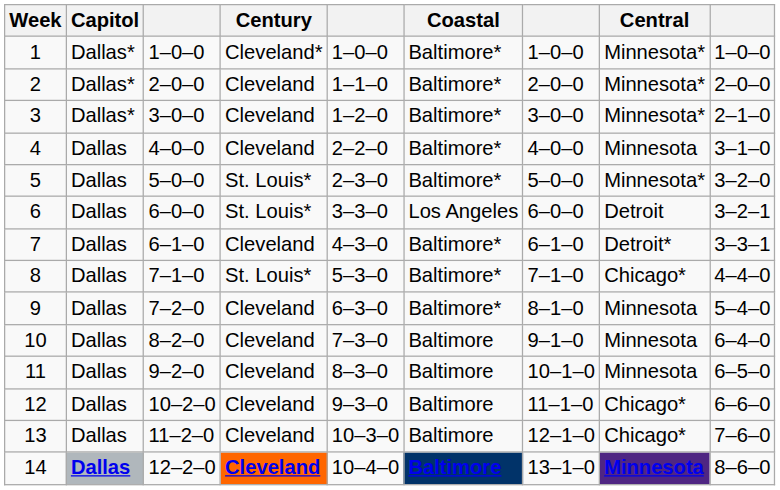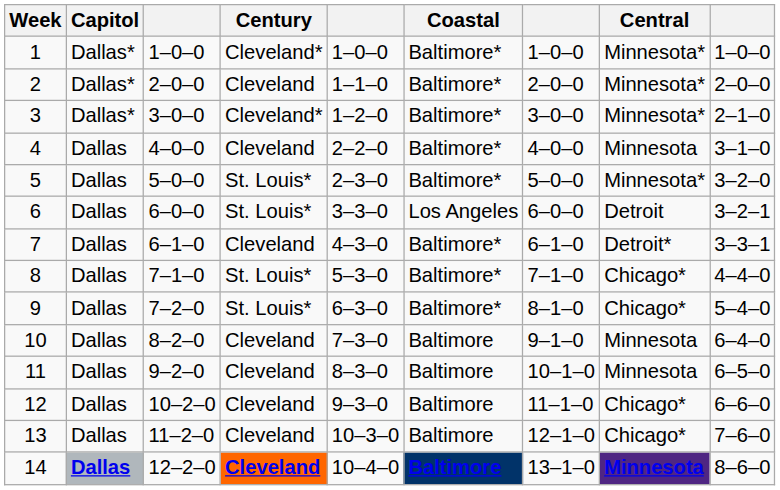(270, 116) Cleveland -> (274, 116) Cleveland*
(270, 308) Cleveland -> (268, 308) St. Louis*
(651, 308) Minnesota -> (645, 308) Chicago*
